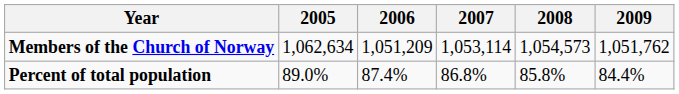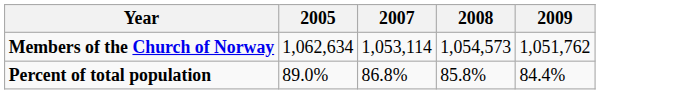- column: (397, 18)
